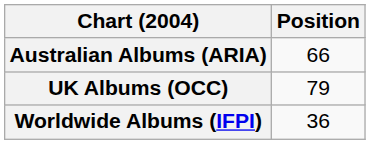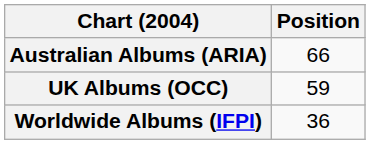(318, 88) 79 -> (318, 88) 59
